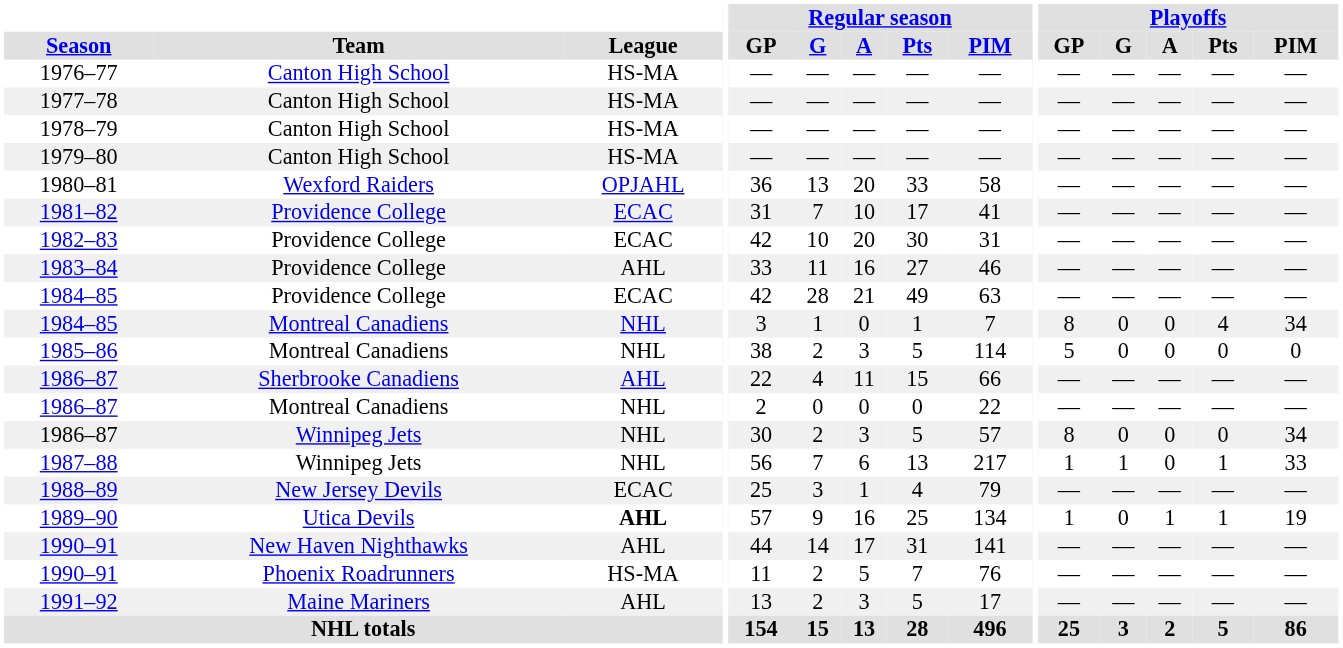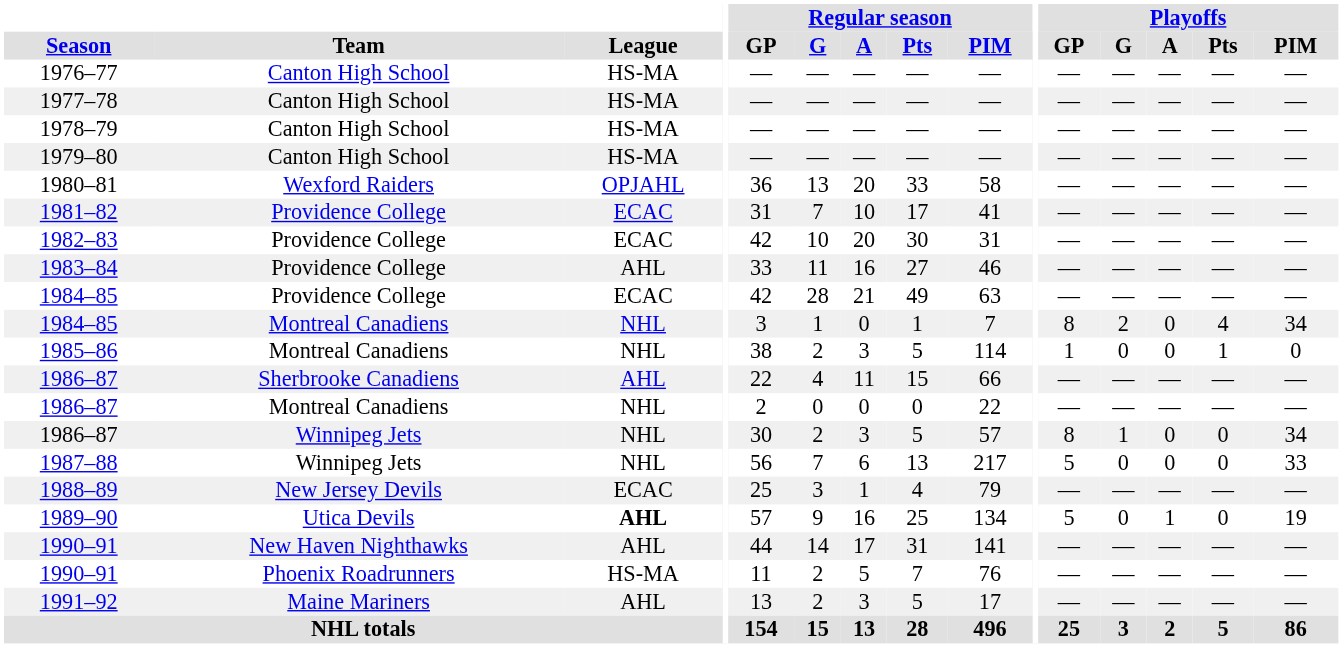(1123, 323) 0 -> (1123, 323) 2
(1069, 351) 5 -> (1069, 351) 1
(1223, 351) 0 -> (1223, 351) 1
(1123, 434) 0 -> (1123, 434) 1
(1069, 462) 1 -> (1069, 462) 5
(1123, 462) 1 -> (1123, 462) 0
(1223, 462) 1 -> (1223, 462) 0
(1069, 518) 1 -> (1069, 518) 5
(1223, 518) 1 -> (1223, 518) 0
